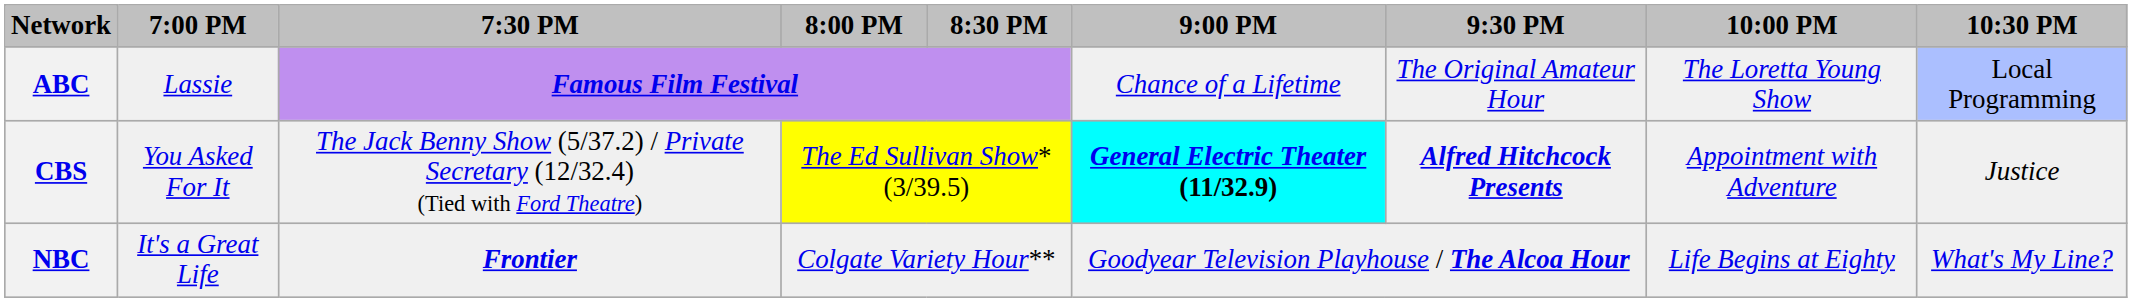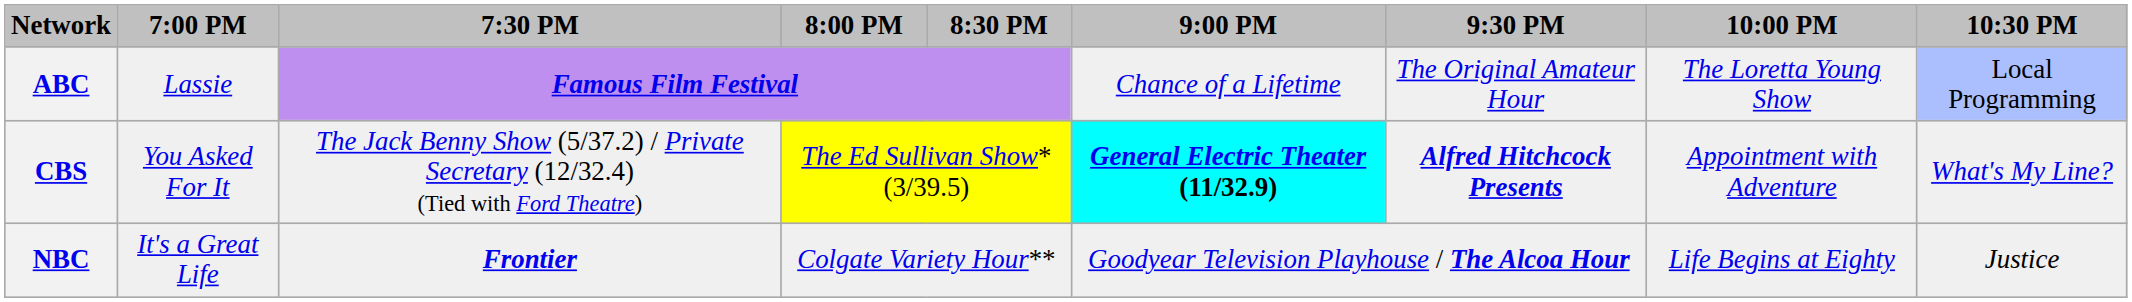(2022, 171) Justice -> (2022, 171) What's My Line?
(2022, 259) What's My Line? -> (2022, 259) Justice
